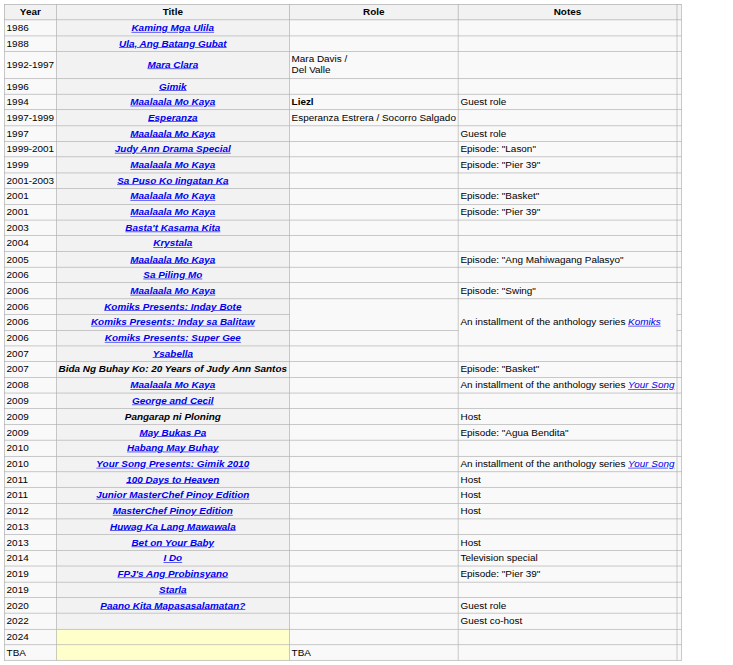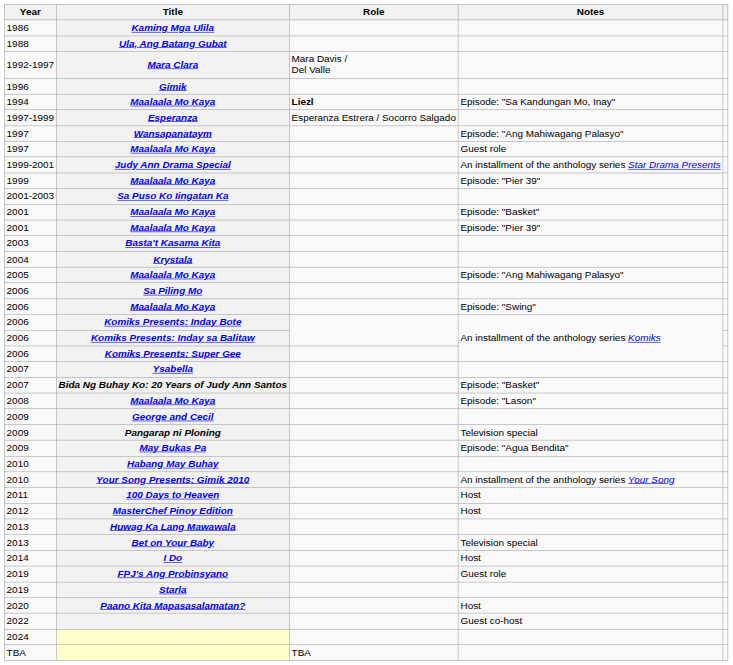(483, 102) Guest role -> (538, 102) Episode: "Sa Kandungan Mo, Inay"
+ row: (18, 133)
(498, 149) Episode: "Lason" -> (591, 165) An installment of the anthology series Star Drama Presents
(567, 385) An installment of the anthology series Your Song -> (498, 401) Episode: "Lason"
(471, 416) Host -> (499, 432) Television special
- row: (17, 495)
(471, 542) Host -> (499, 542) Television special
(499, 558) Television special -> (471, 558) Host
(500, 574) Episode: "Pier 39" -> (483, 574) Guest role
(483, 605) Guest role -> (471, 605) Host
